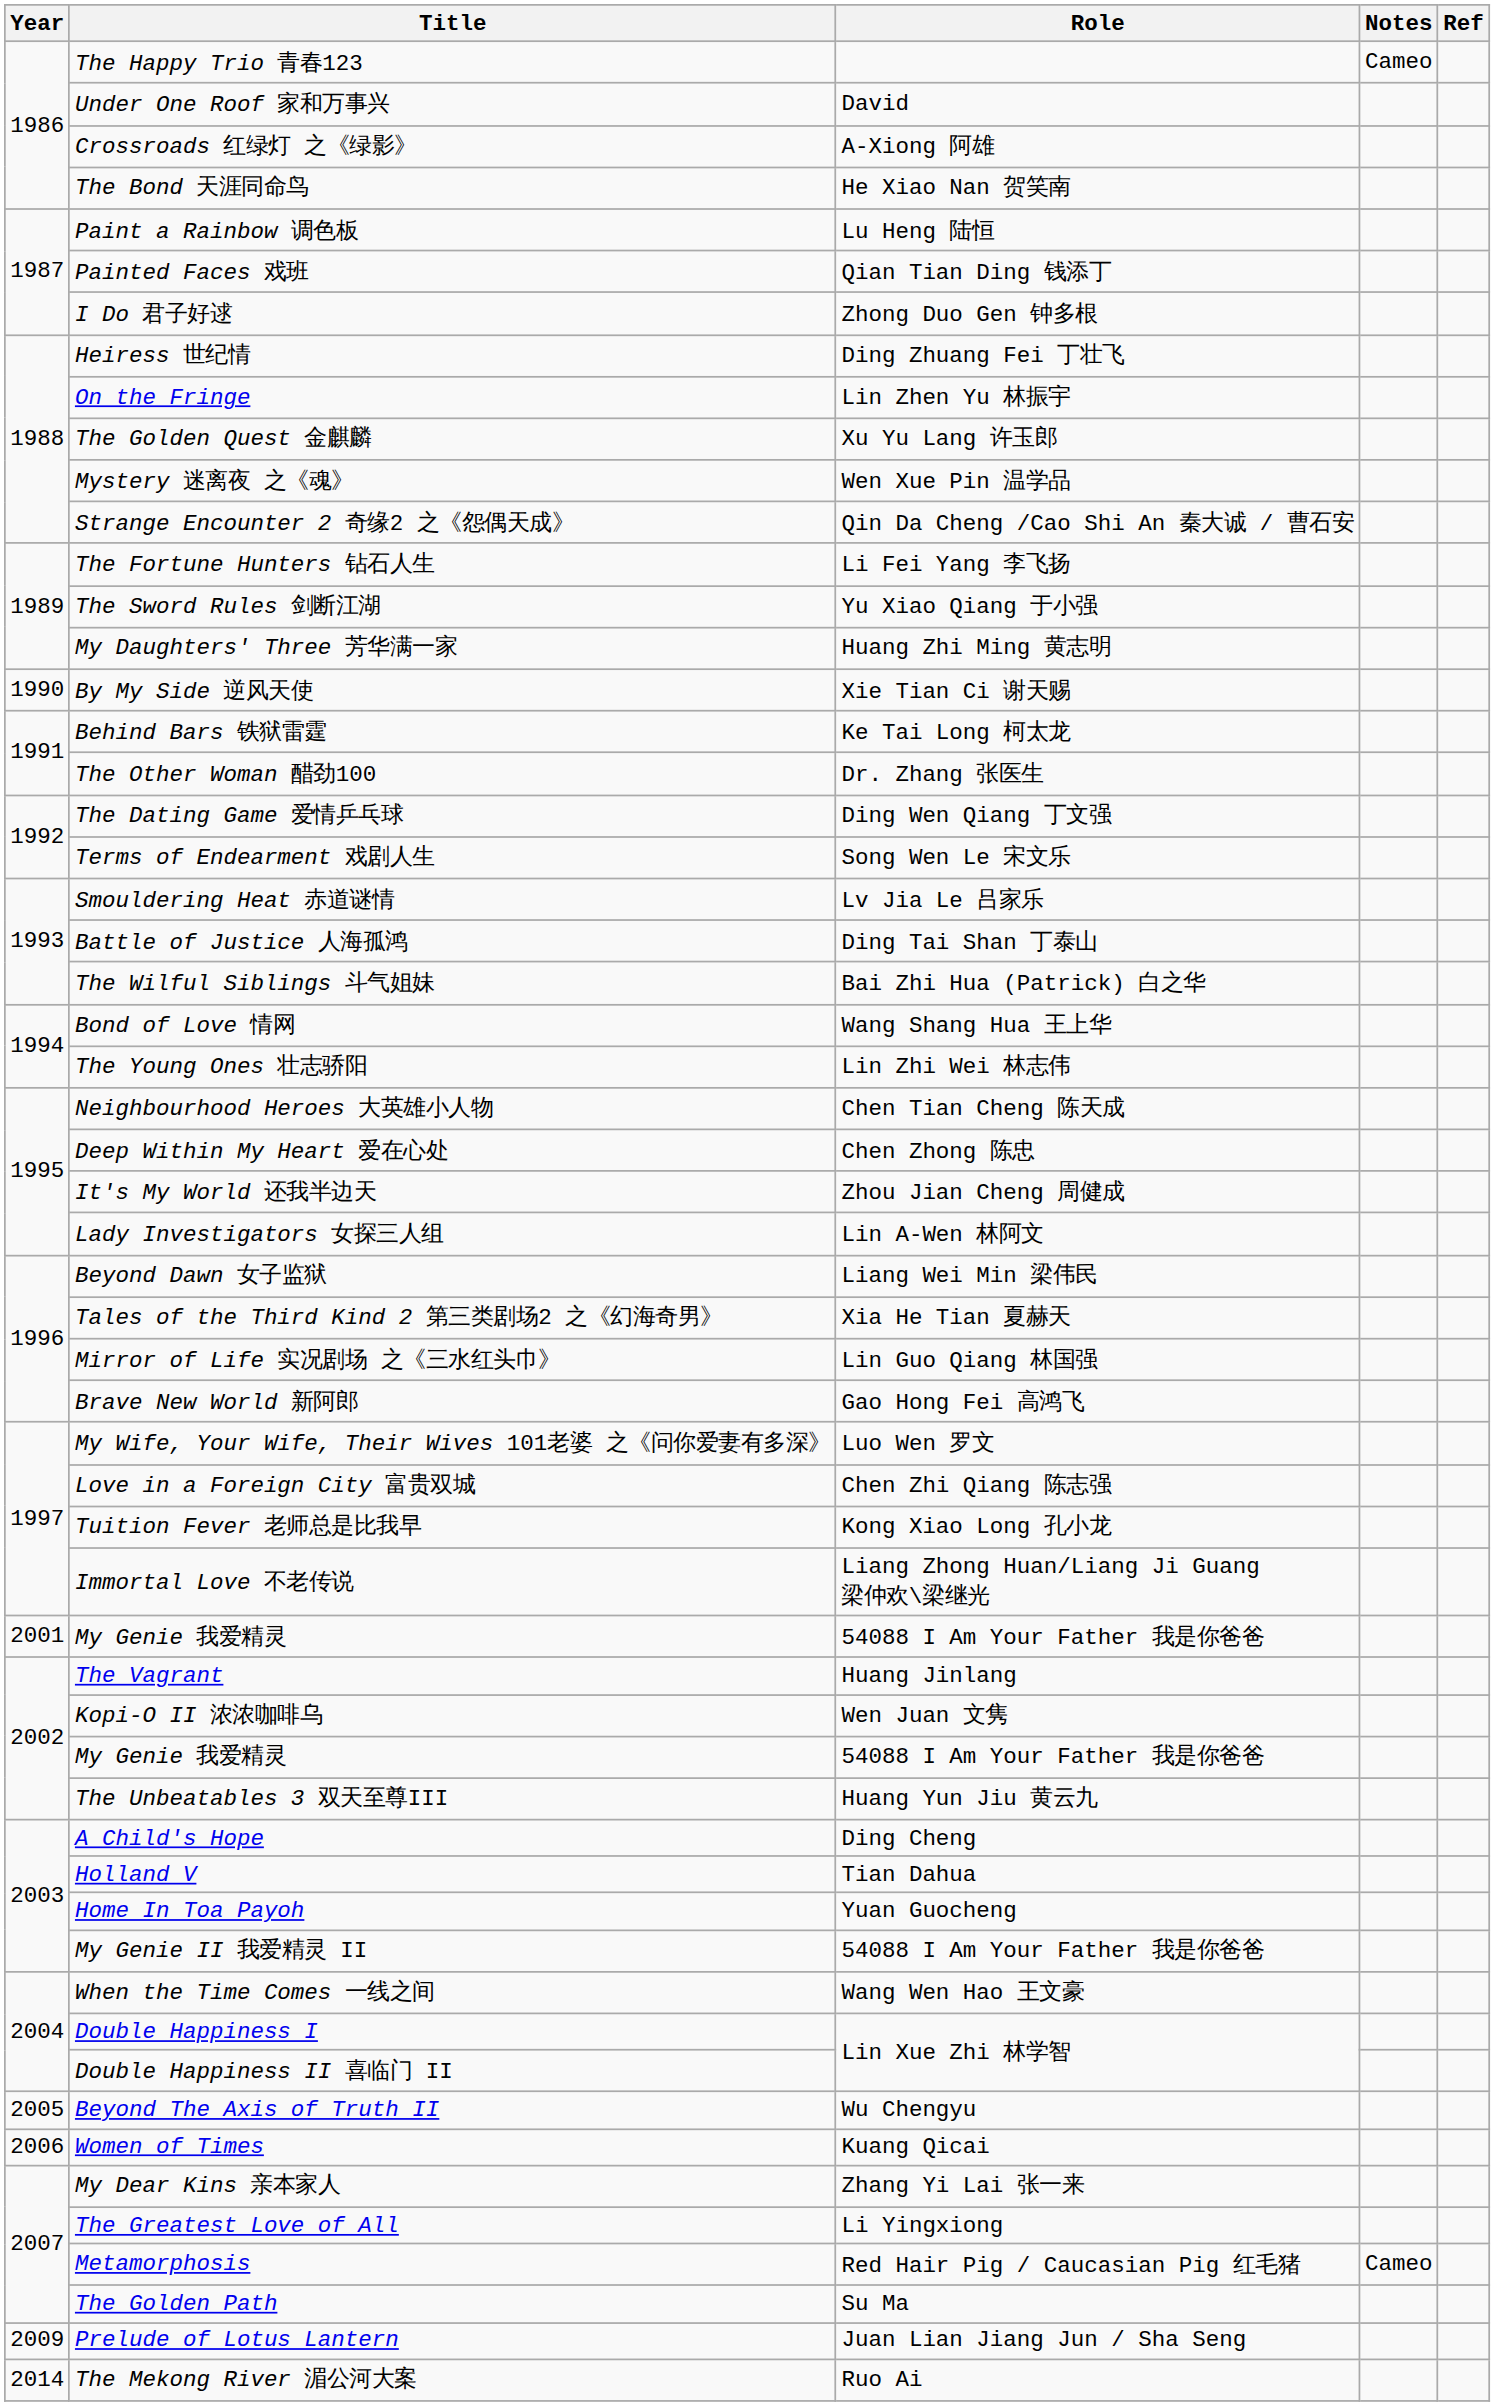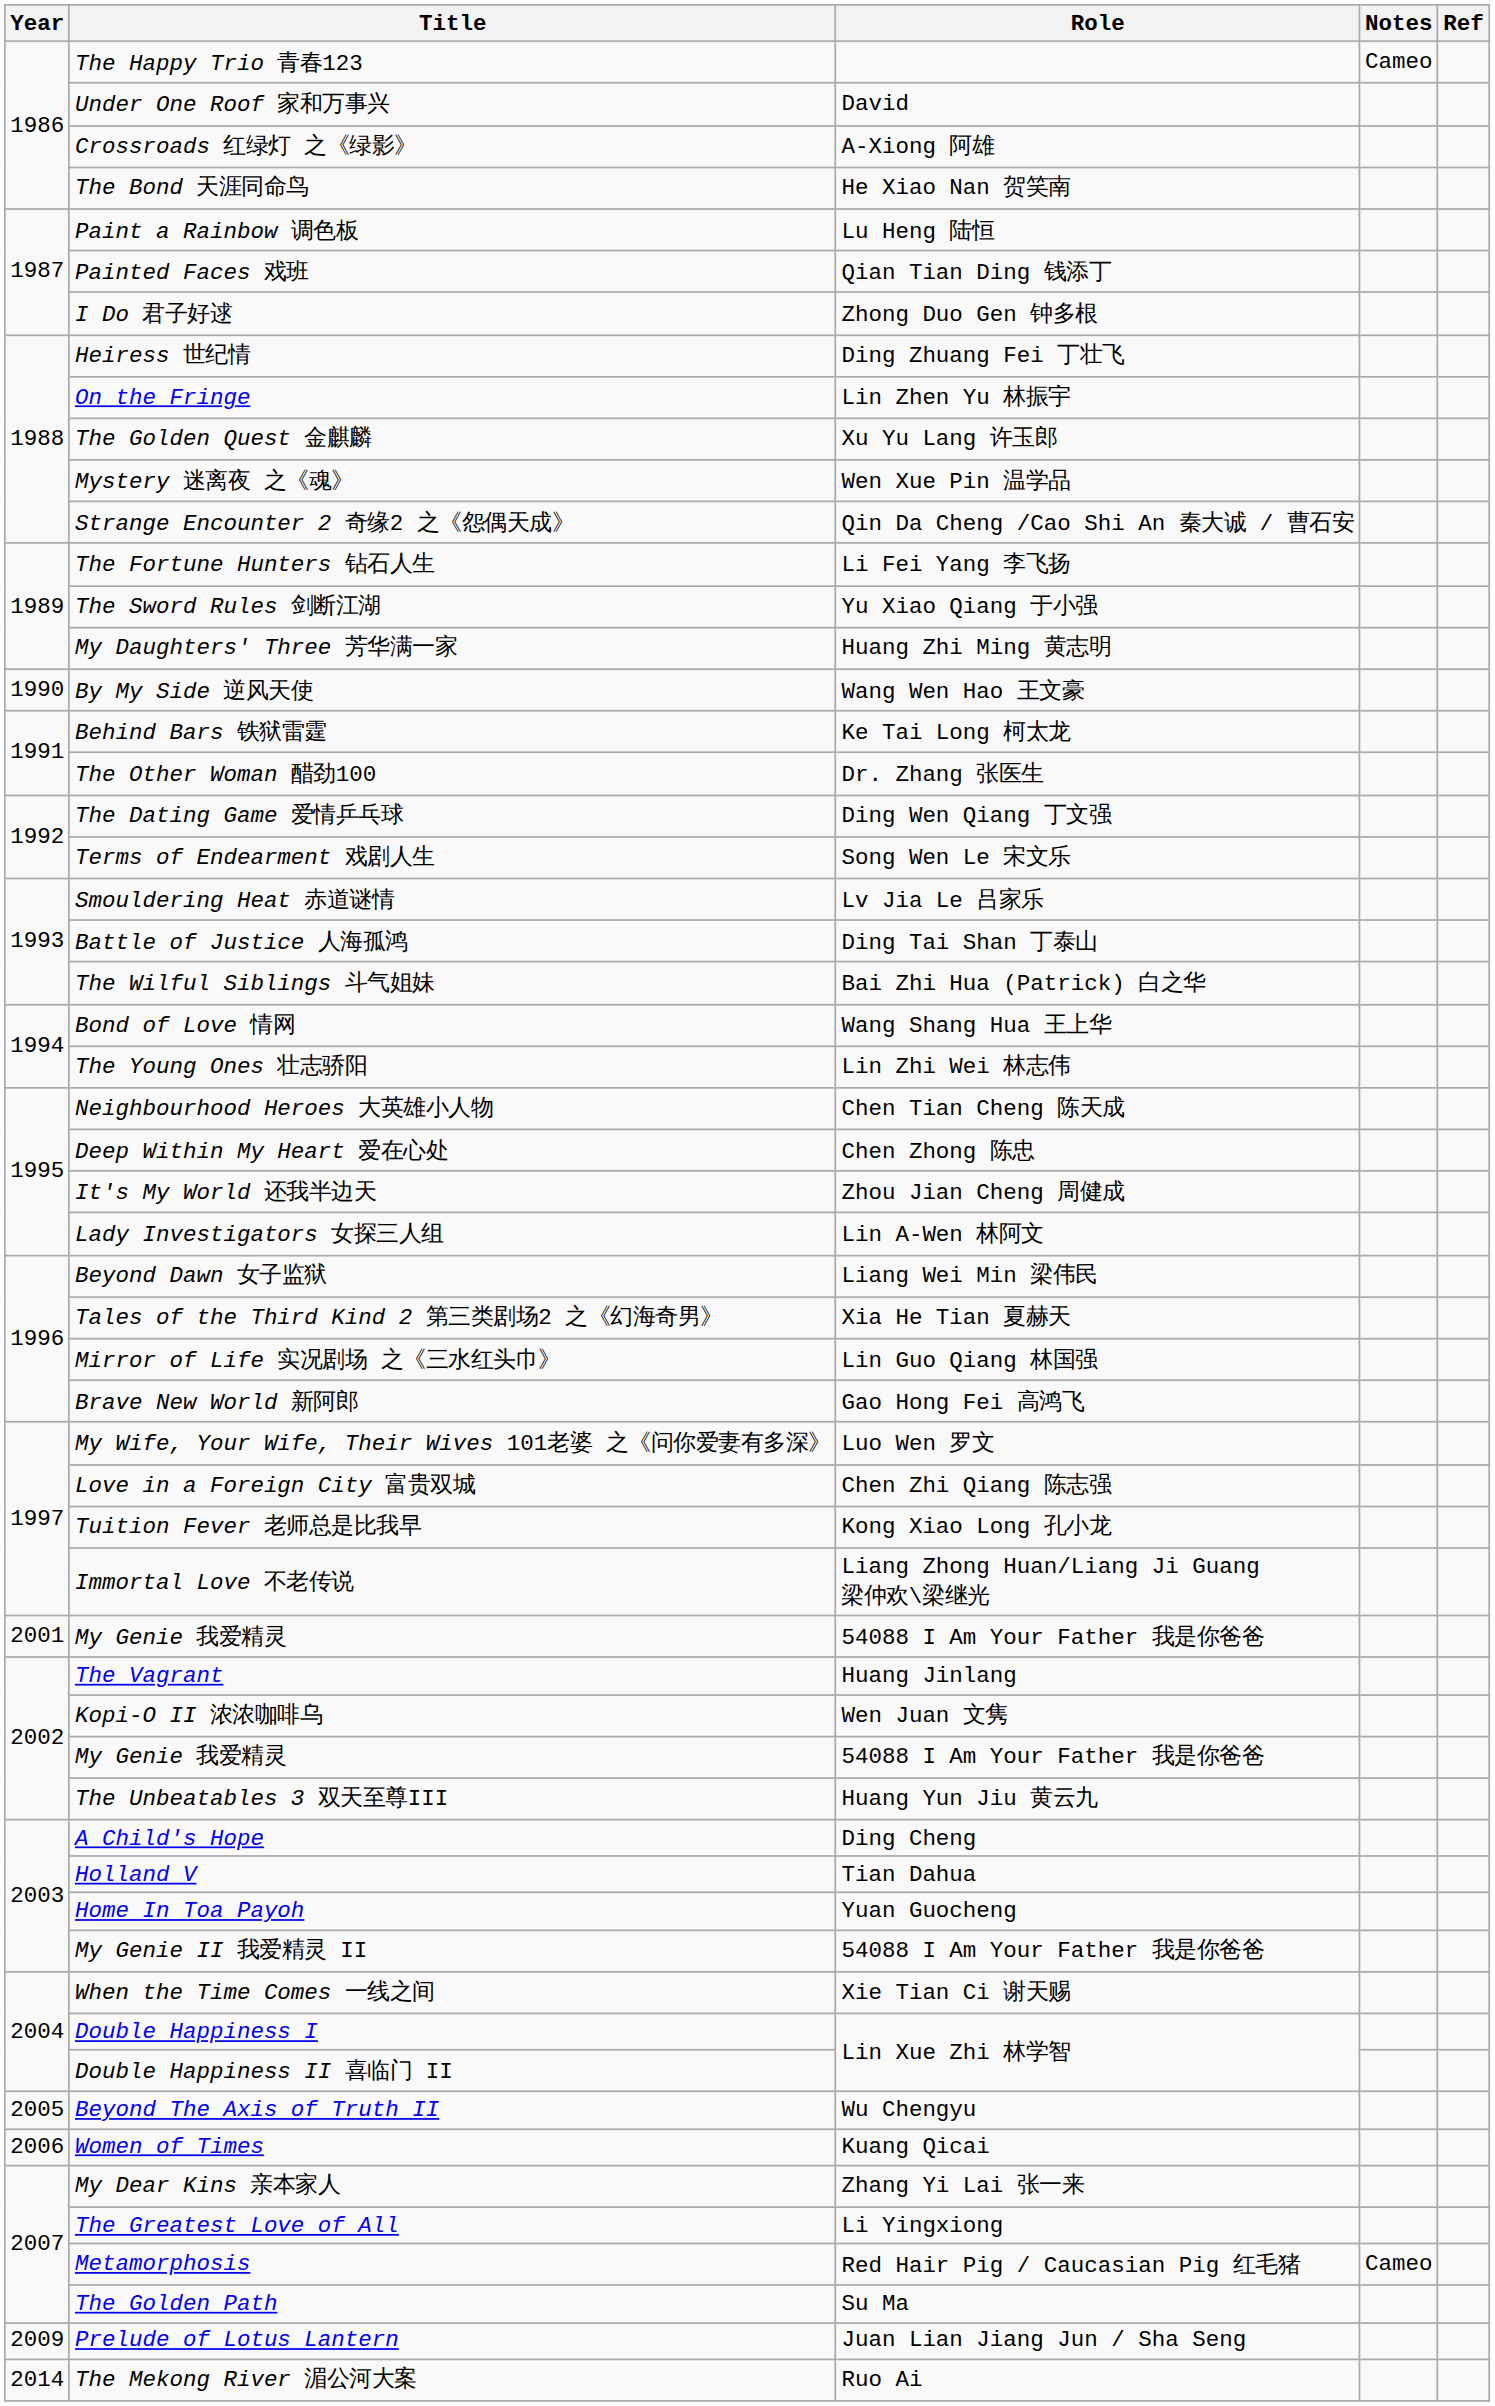(956, 691) Xie Tian Ci 谢天赐 -> (963, 691) Wang Wen Hao 王文豪
(963, 1993) Wang Wen Hao 王文豪 -> (956, 1993) Xie Tian Ci 谢天赐
